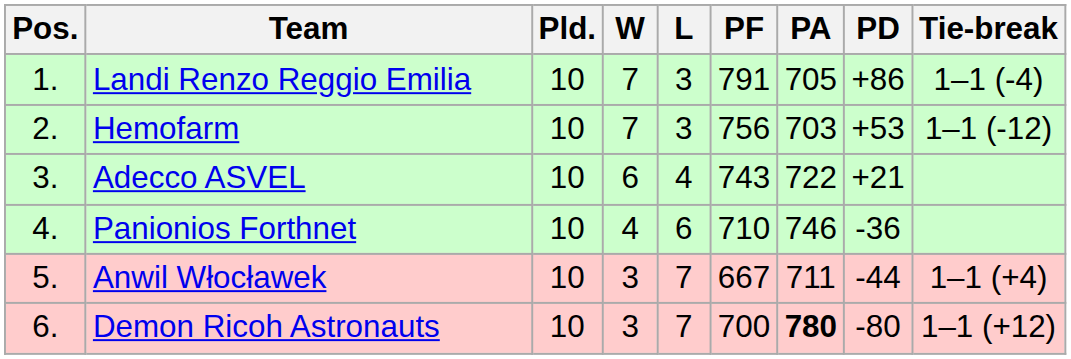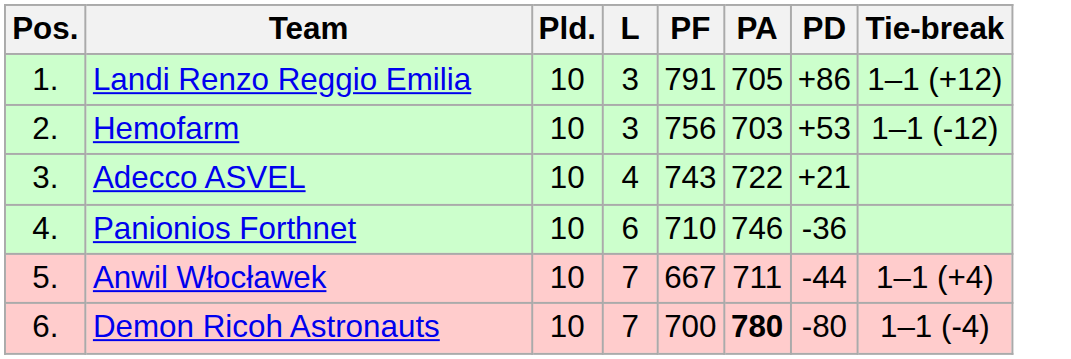- column: (630, 29)
(989, 79) 1–1 (-4) -> (935, 79) 1–1 (+12)
(989, 327) 1–1 (+12) -> (935, 327) 1–1 (-4)
